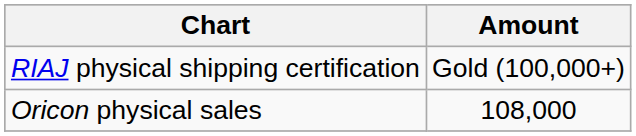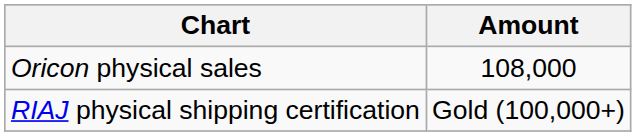rows swapped: (136, 109) <-> (215, 67)
